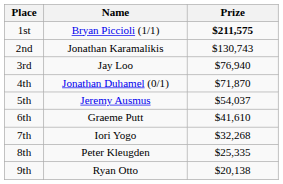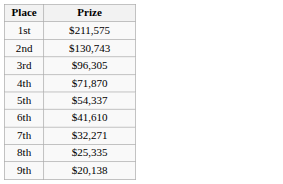- column: (115, 13)
(233, 30) bold -> (90, 30) normal
(233, 65) $76,940 -> (90, 65) $96,305
(233, 100) $54,037 -> (90, 100) $54,337
(233, 135) $32,268 -> (90, 135) $32,271
